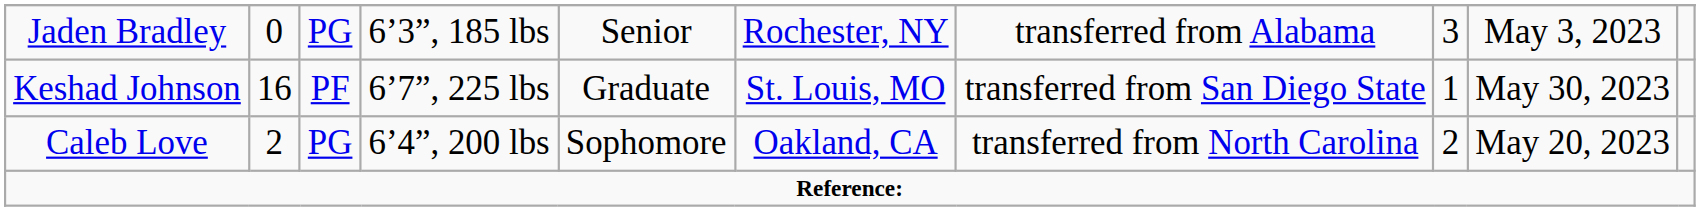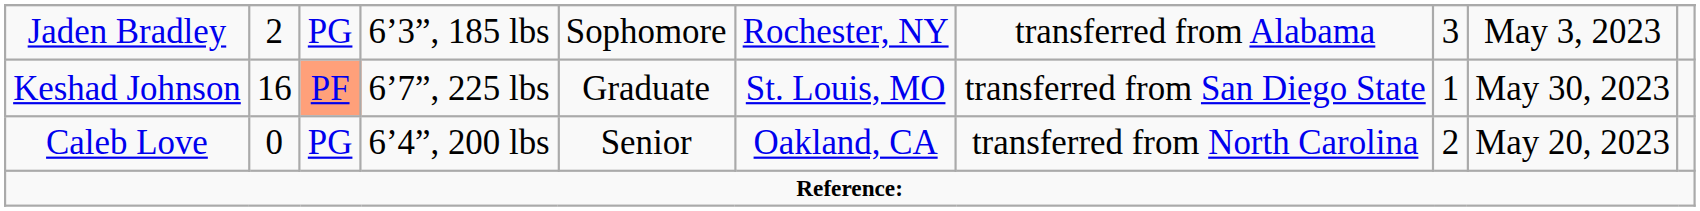(274, 32) 0 -> (274, 32) 2
(646, 32) Senior -> (646, 32) Sophomore
(330, 87) no background -> (330, 87) lightsalmon background
(274, 142) 2 -> (274, 142) 0
(646, 142) Sophomore -> (646, 142) Senior
